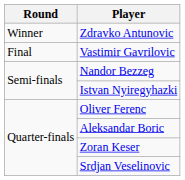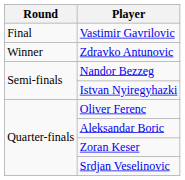rows swapped: (127, 33) <-> (127, 52)
